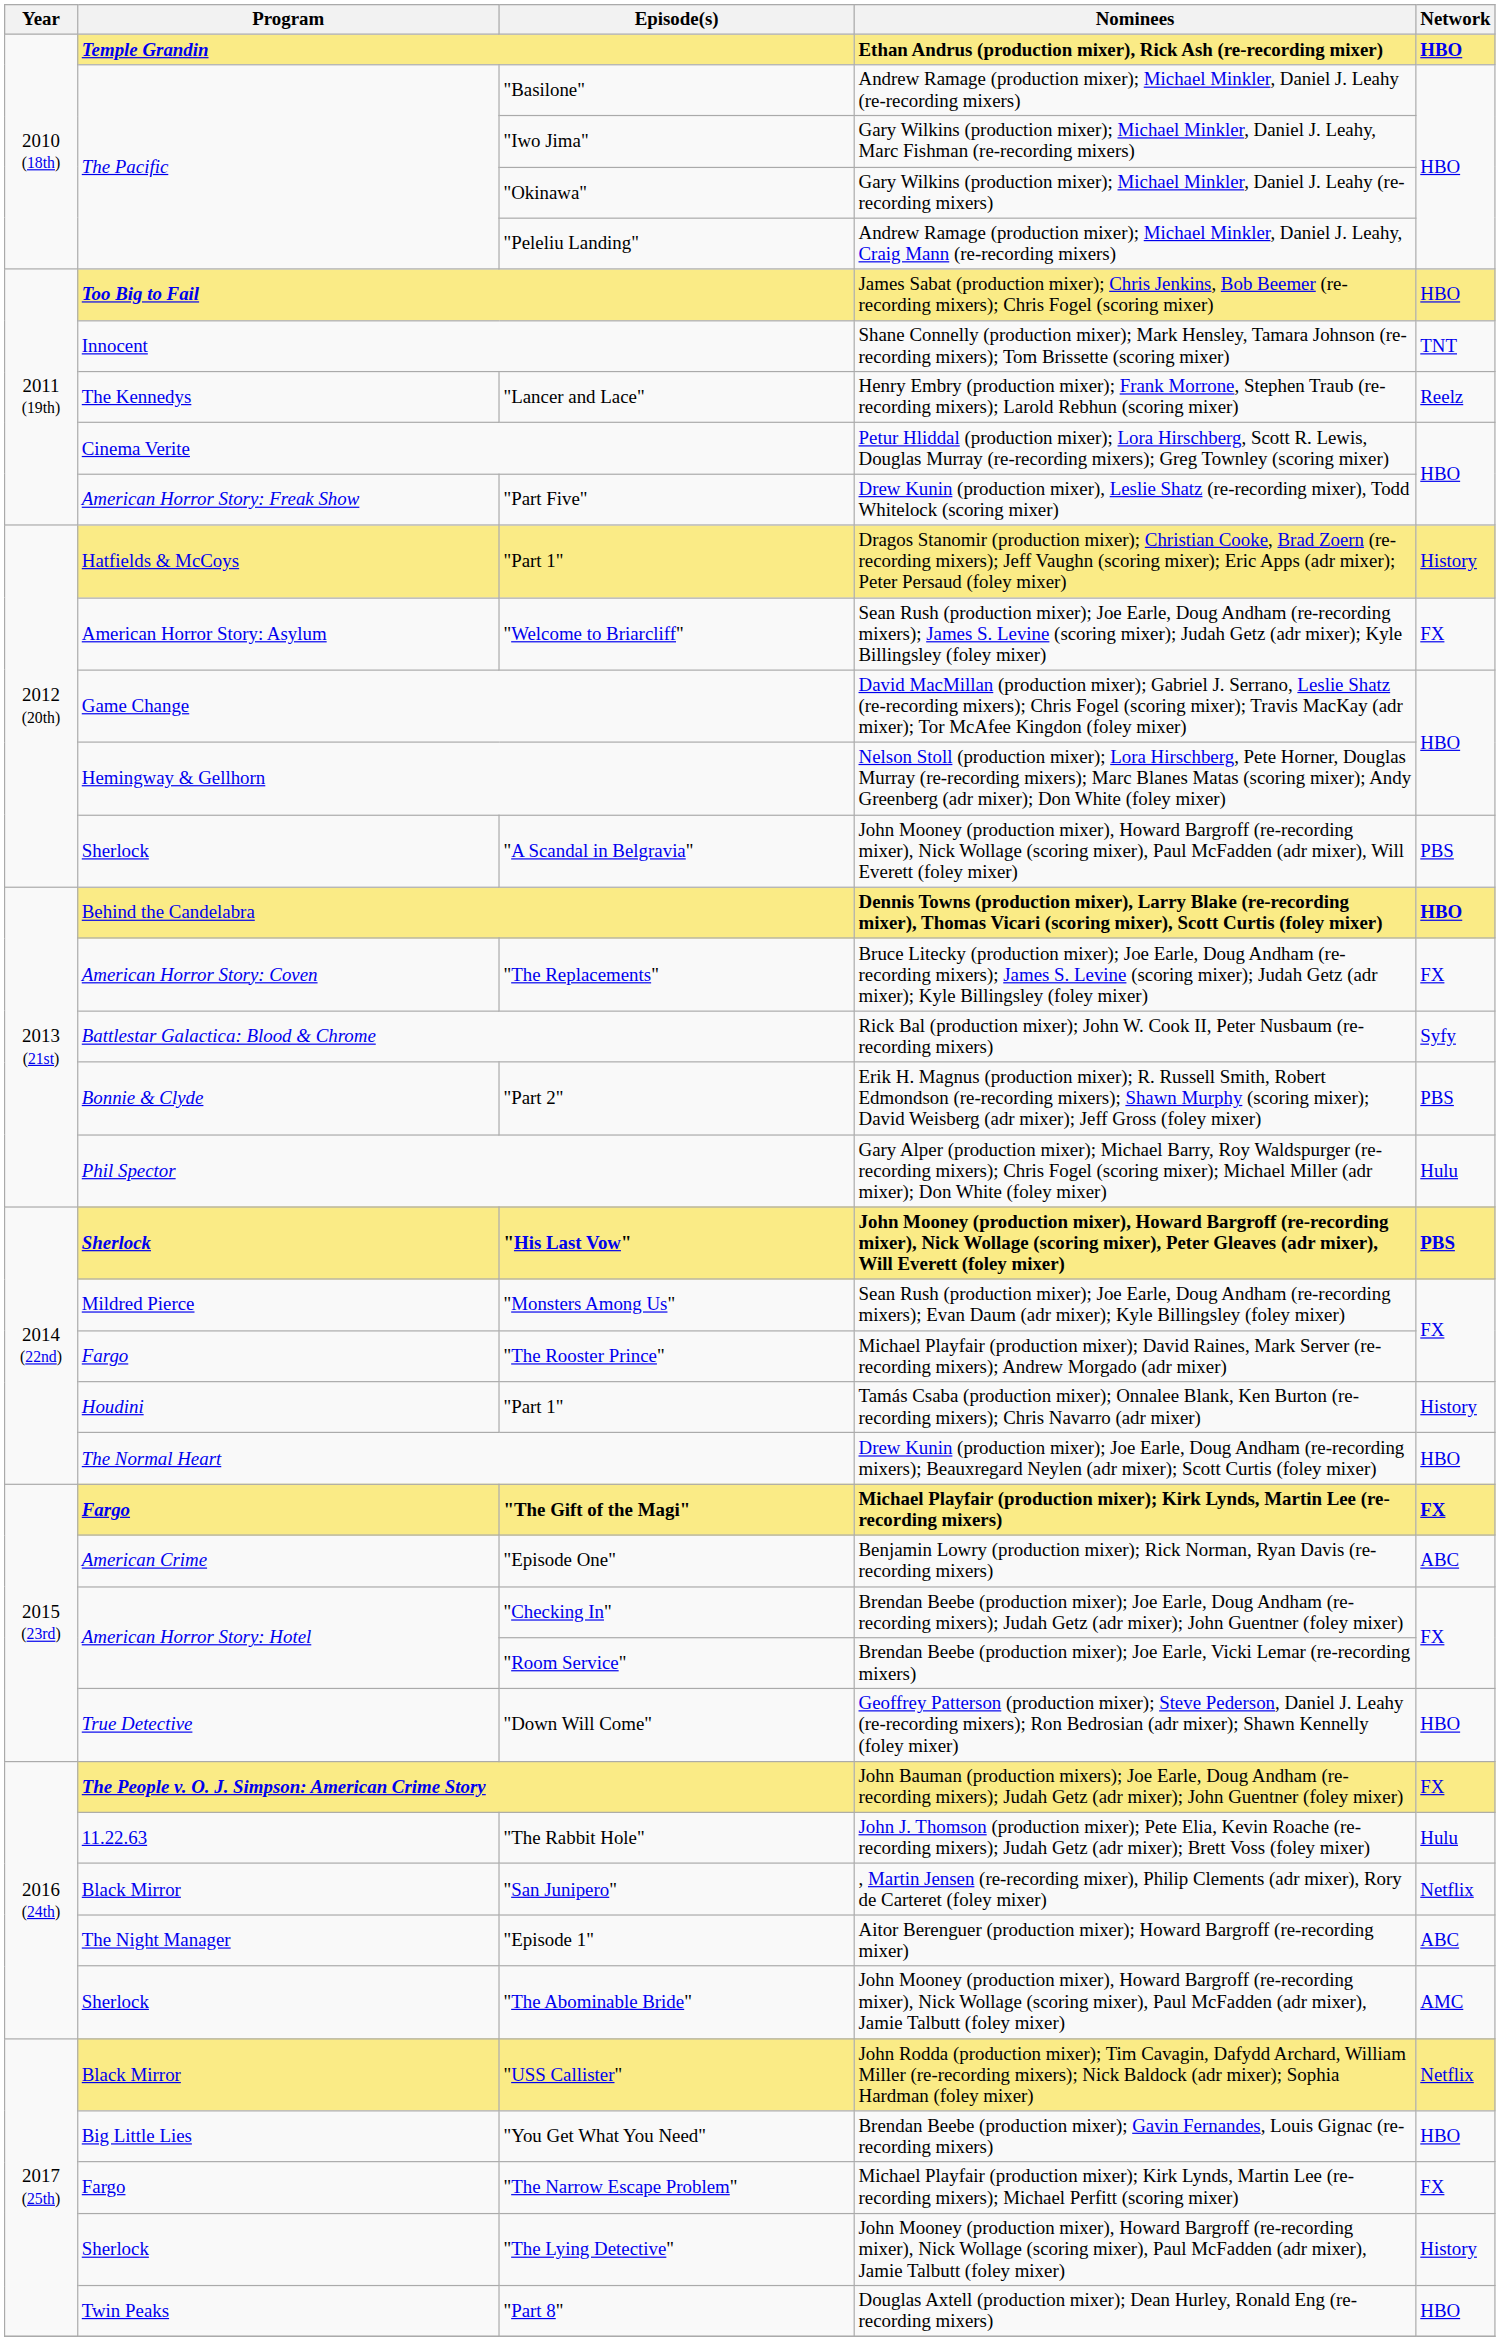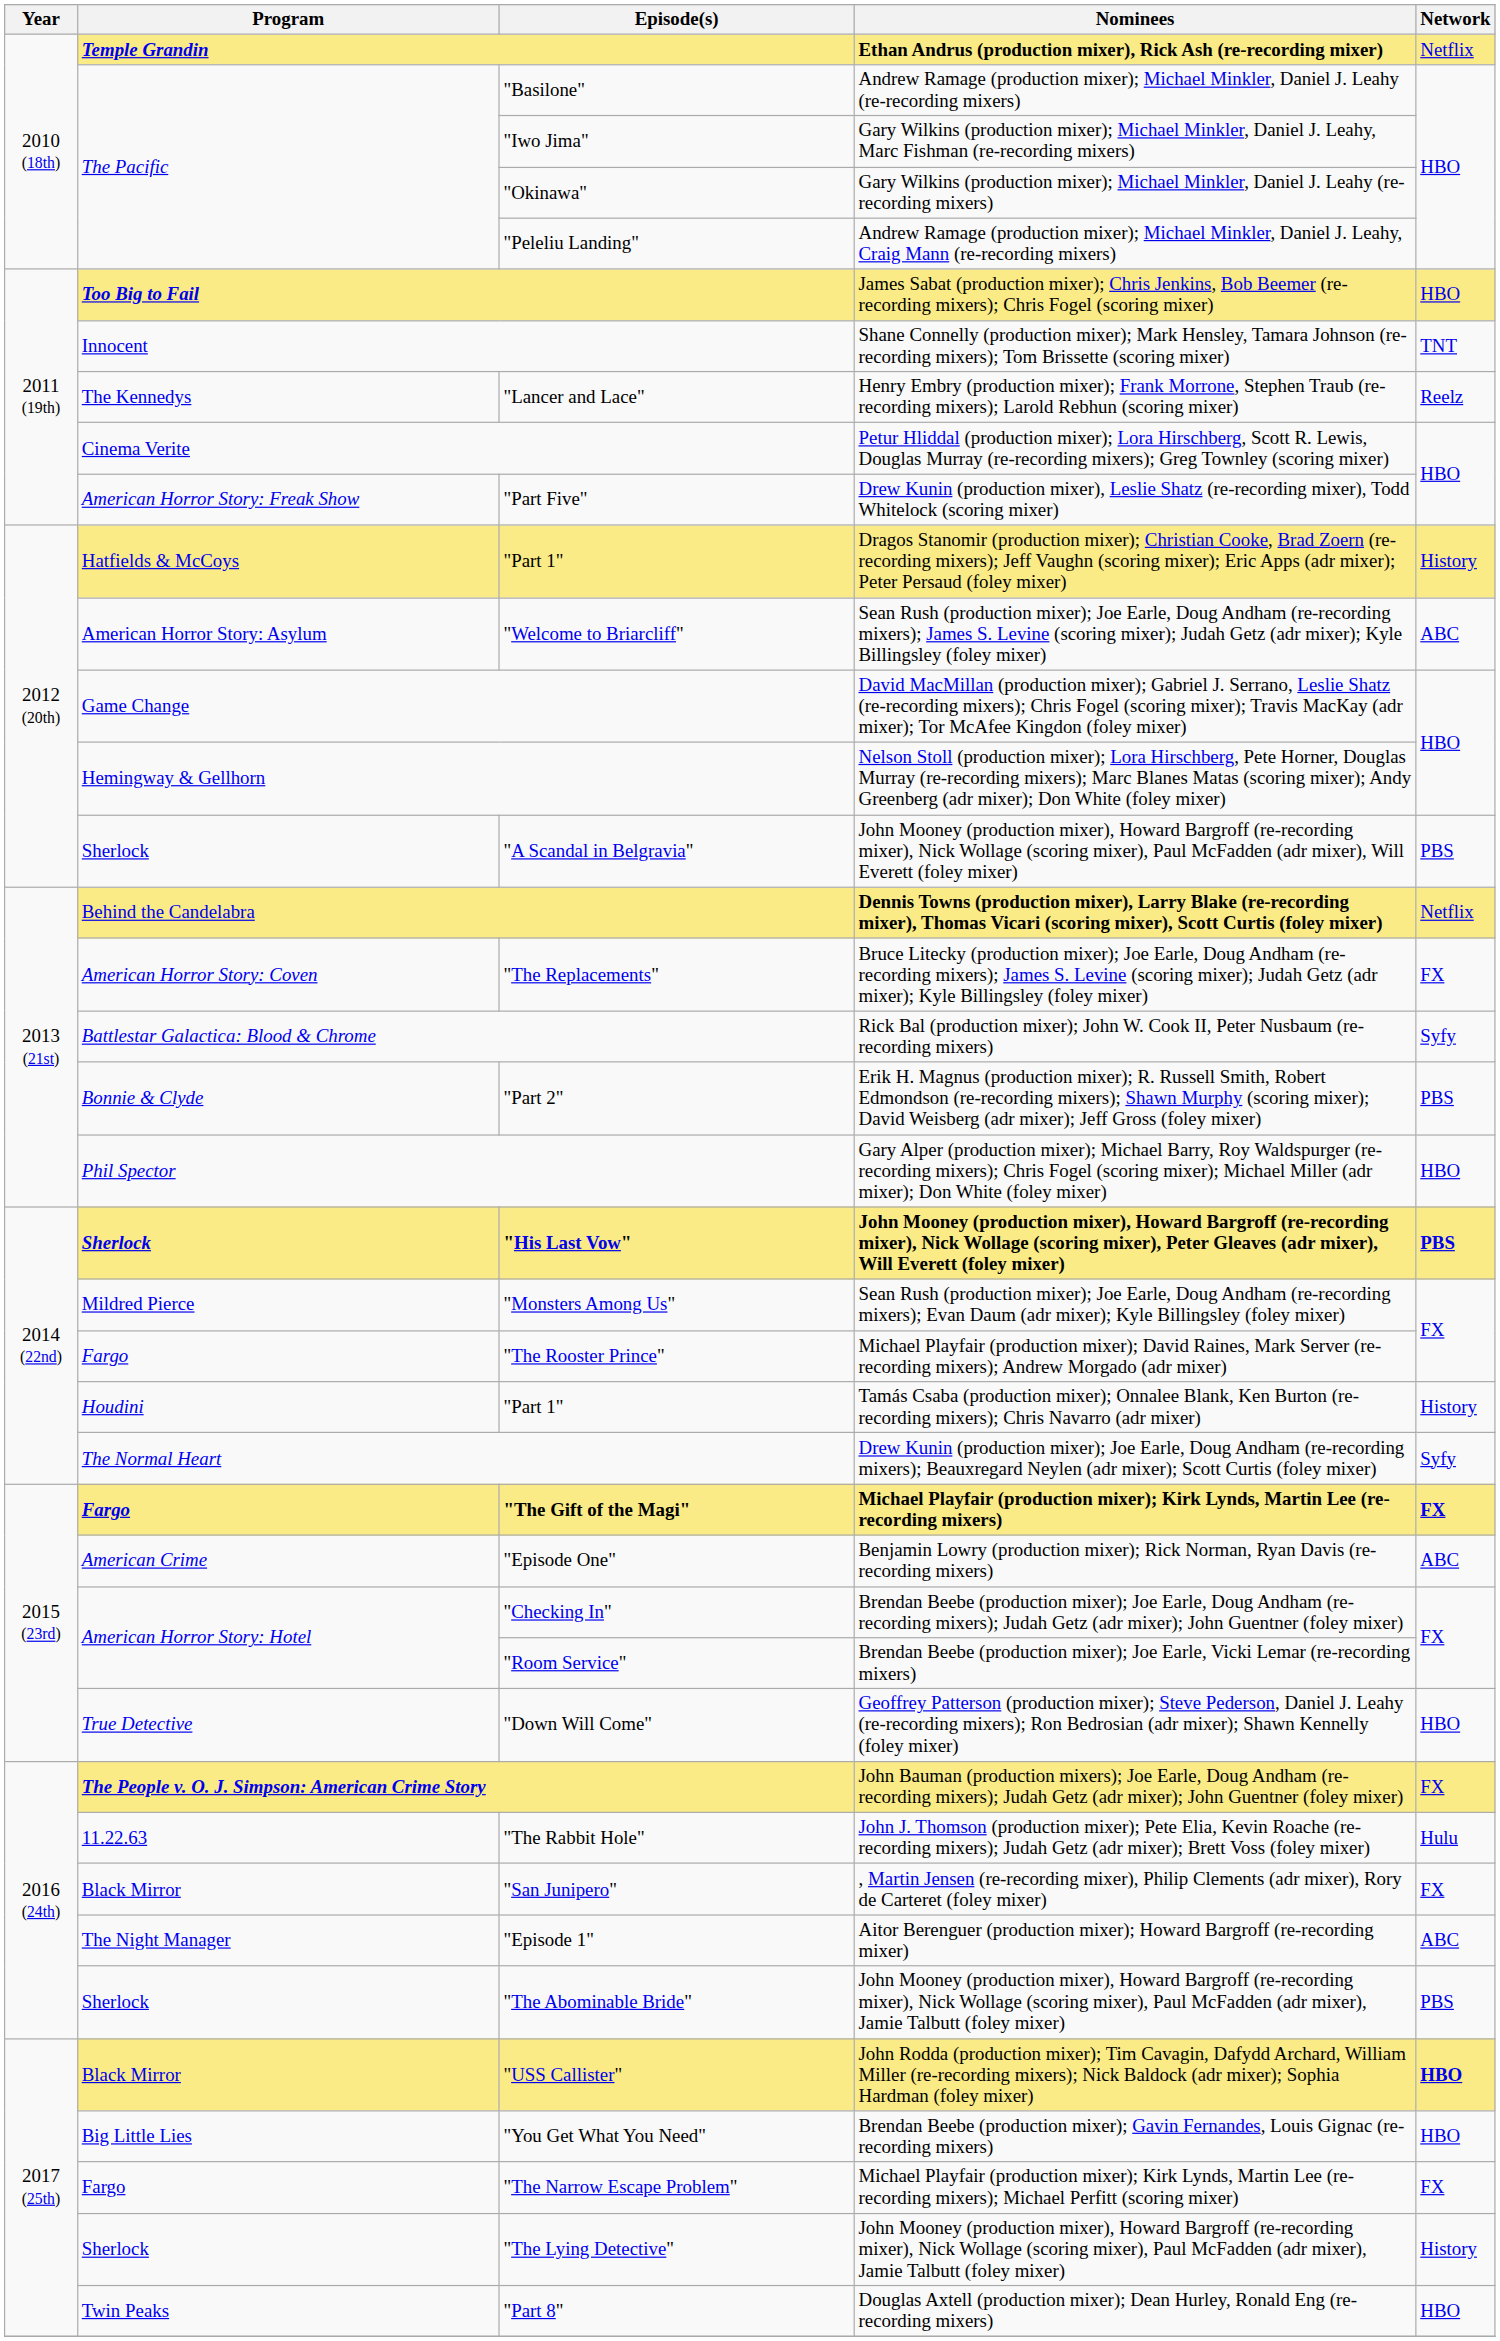(1441, 49) HBO -> (1447, 49) Netflix
(1432, 633) FX -> (1440, 633) ABC
(1441, 912) HBO -> (1447, 912) Netflix
(1439, 1170) Hulu -> (1440, 1170) HBO
(1440, 1458) HBO -> (1438, 1458) Syfy
(1447, 1889) Netflix -> (1432, 1889) FX
(1442, 2002) AMC -> (1437, 2002) PBS
(1447, 2074) Netflix -> (1441, 2074) HBO
